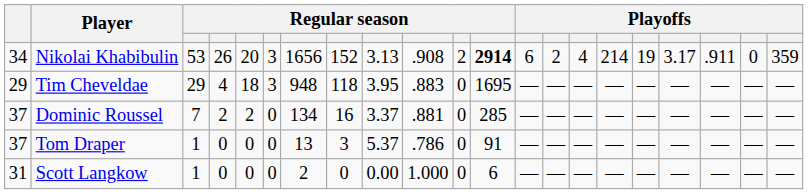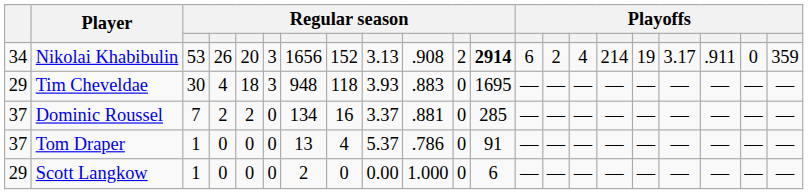(196, 85) 29 -> (196, 85) 30
(383, 85) 3.95 -> (383, 85) 3.93
(344, 144) 3 -> (344, 144) 4
(18, 173) 31 -> (18, 173) 29
